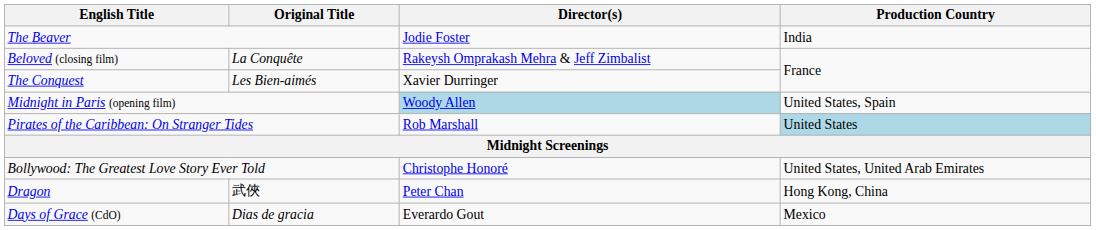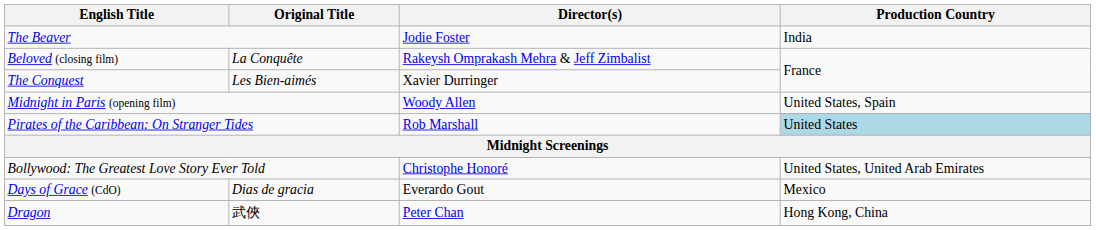(439, 102) lightblue background -> (439, 102) no background
rows swapped: (64, 214) <-> (29, 191)
